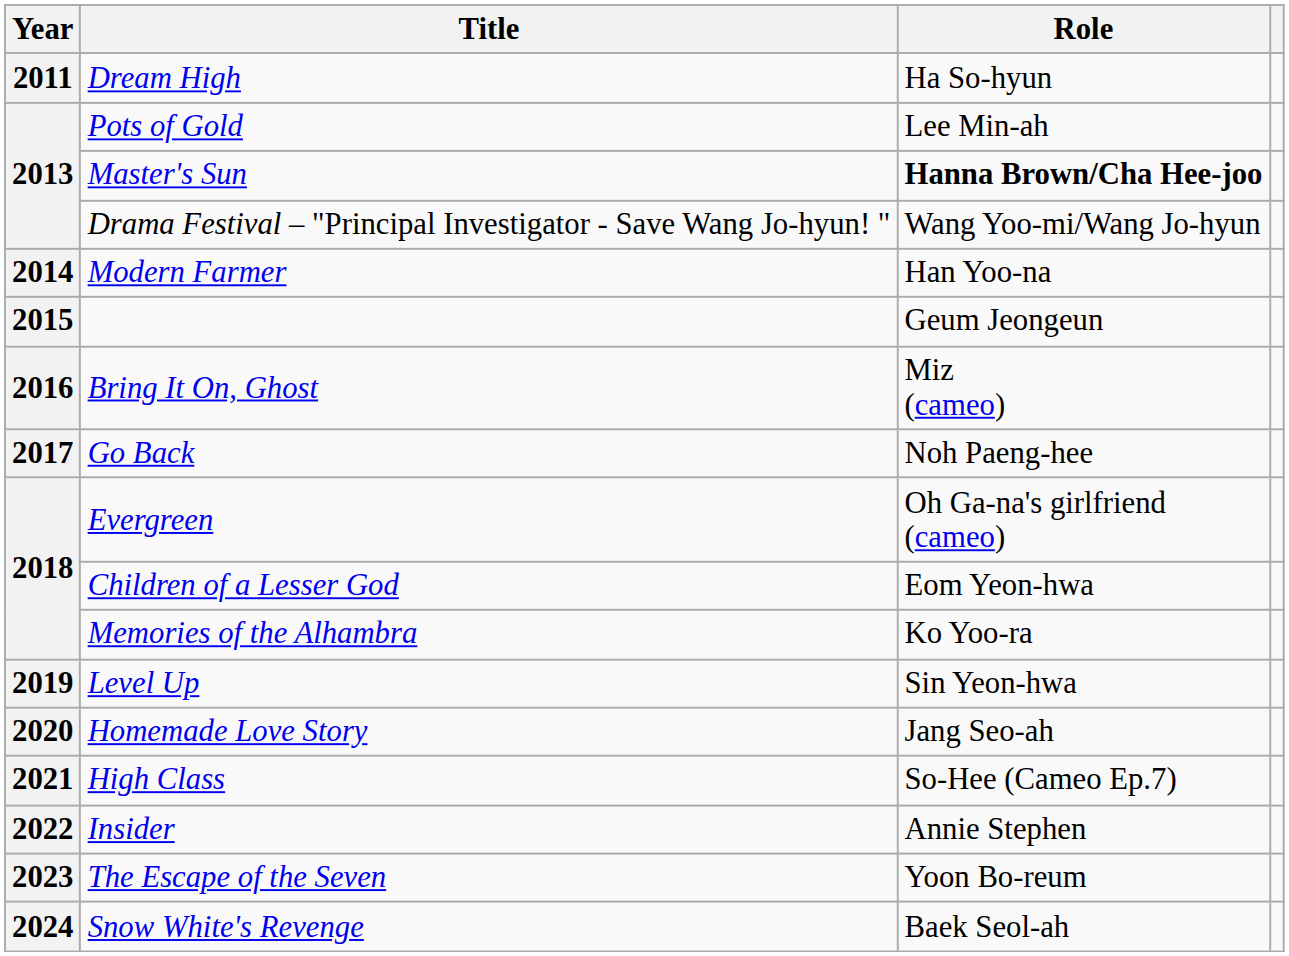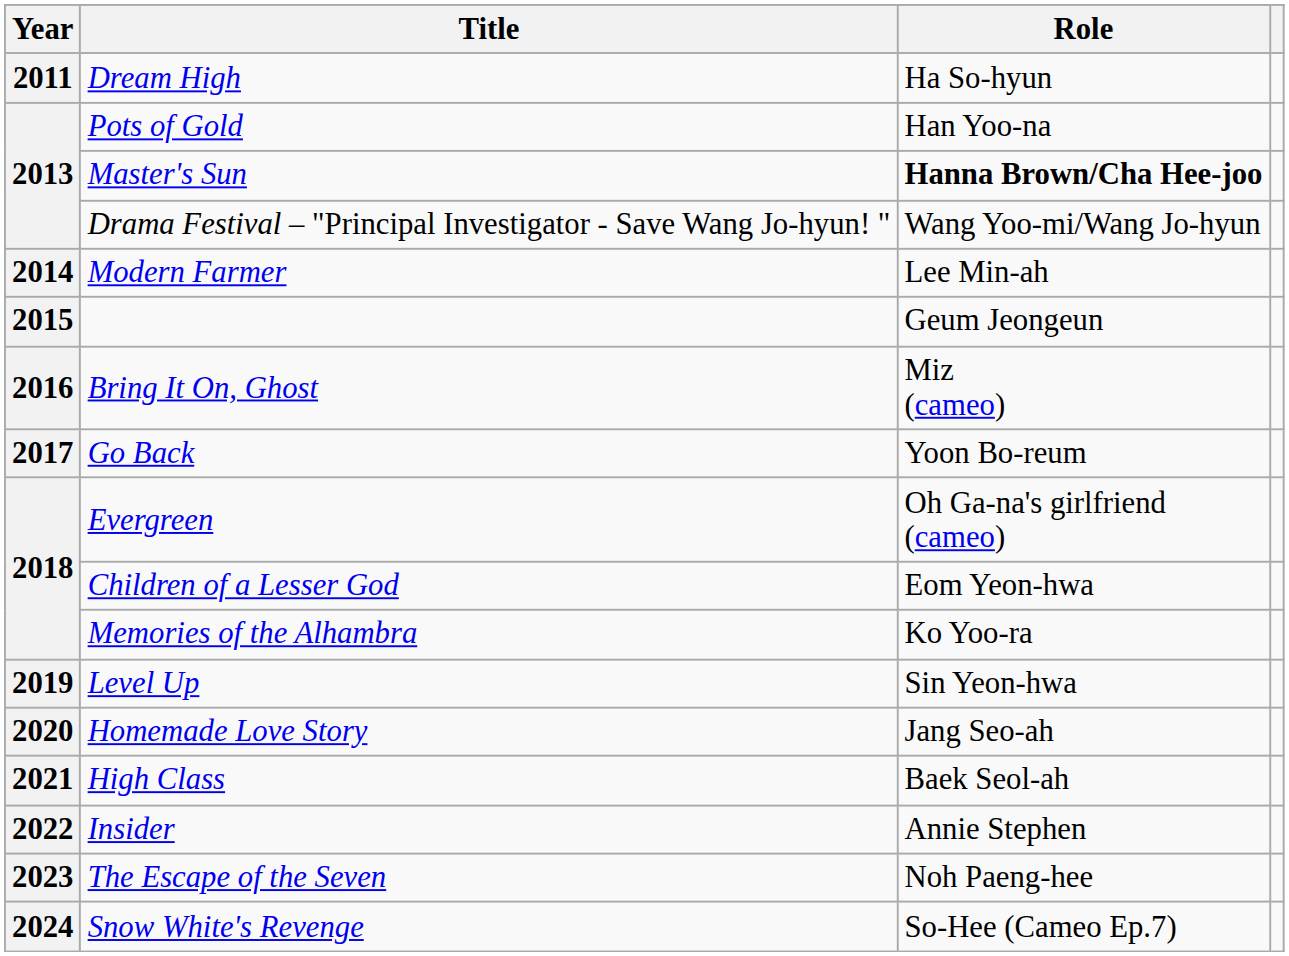(977, 126) Lee Min-ah -> (978, 126) Han Yoo-na
(978, 272) Han Yoo-na -> (977, 272) Lee Min-ah
(999, 453) Noh Paeng-hee -> (996, 453) Yoon Bo-reum
(1041, 780) So-Hee (Cameo Ep.7) -> (987, 780) Baek Seol-ah
(996, 877) Yoon Bo-reum -> (999, 877) Noh Paeng-hee
(987, 926) Baek Seol-ah -> (1041, 926) So-Hee (Cameo Ep.7)
